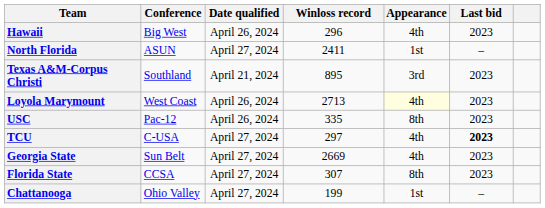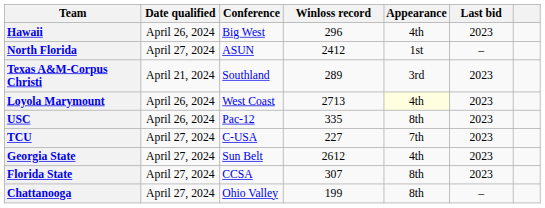columns swapped: (173, 13) <-> (244, 13)
(333, 50) 2411 -> (333, 50) 2412
(333, 75) 895 -> (333, 75) 289
(333, 138) 297 -> (333, 138) 227
(416, 138) 4th -> (416, 138) 7th
(481, 138) bold -> (481, 138) normal
(333, 156) 2669 -> (333, 156) 2612
(416, 193) 1st -> (416, 193) 8th
